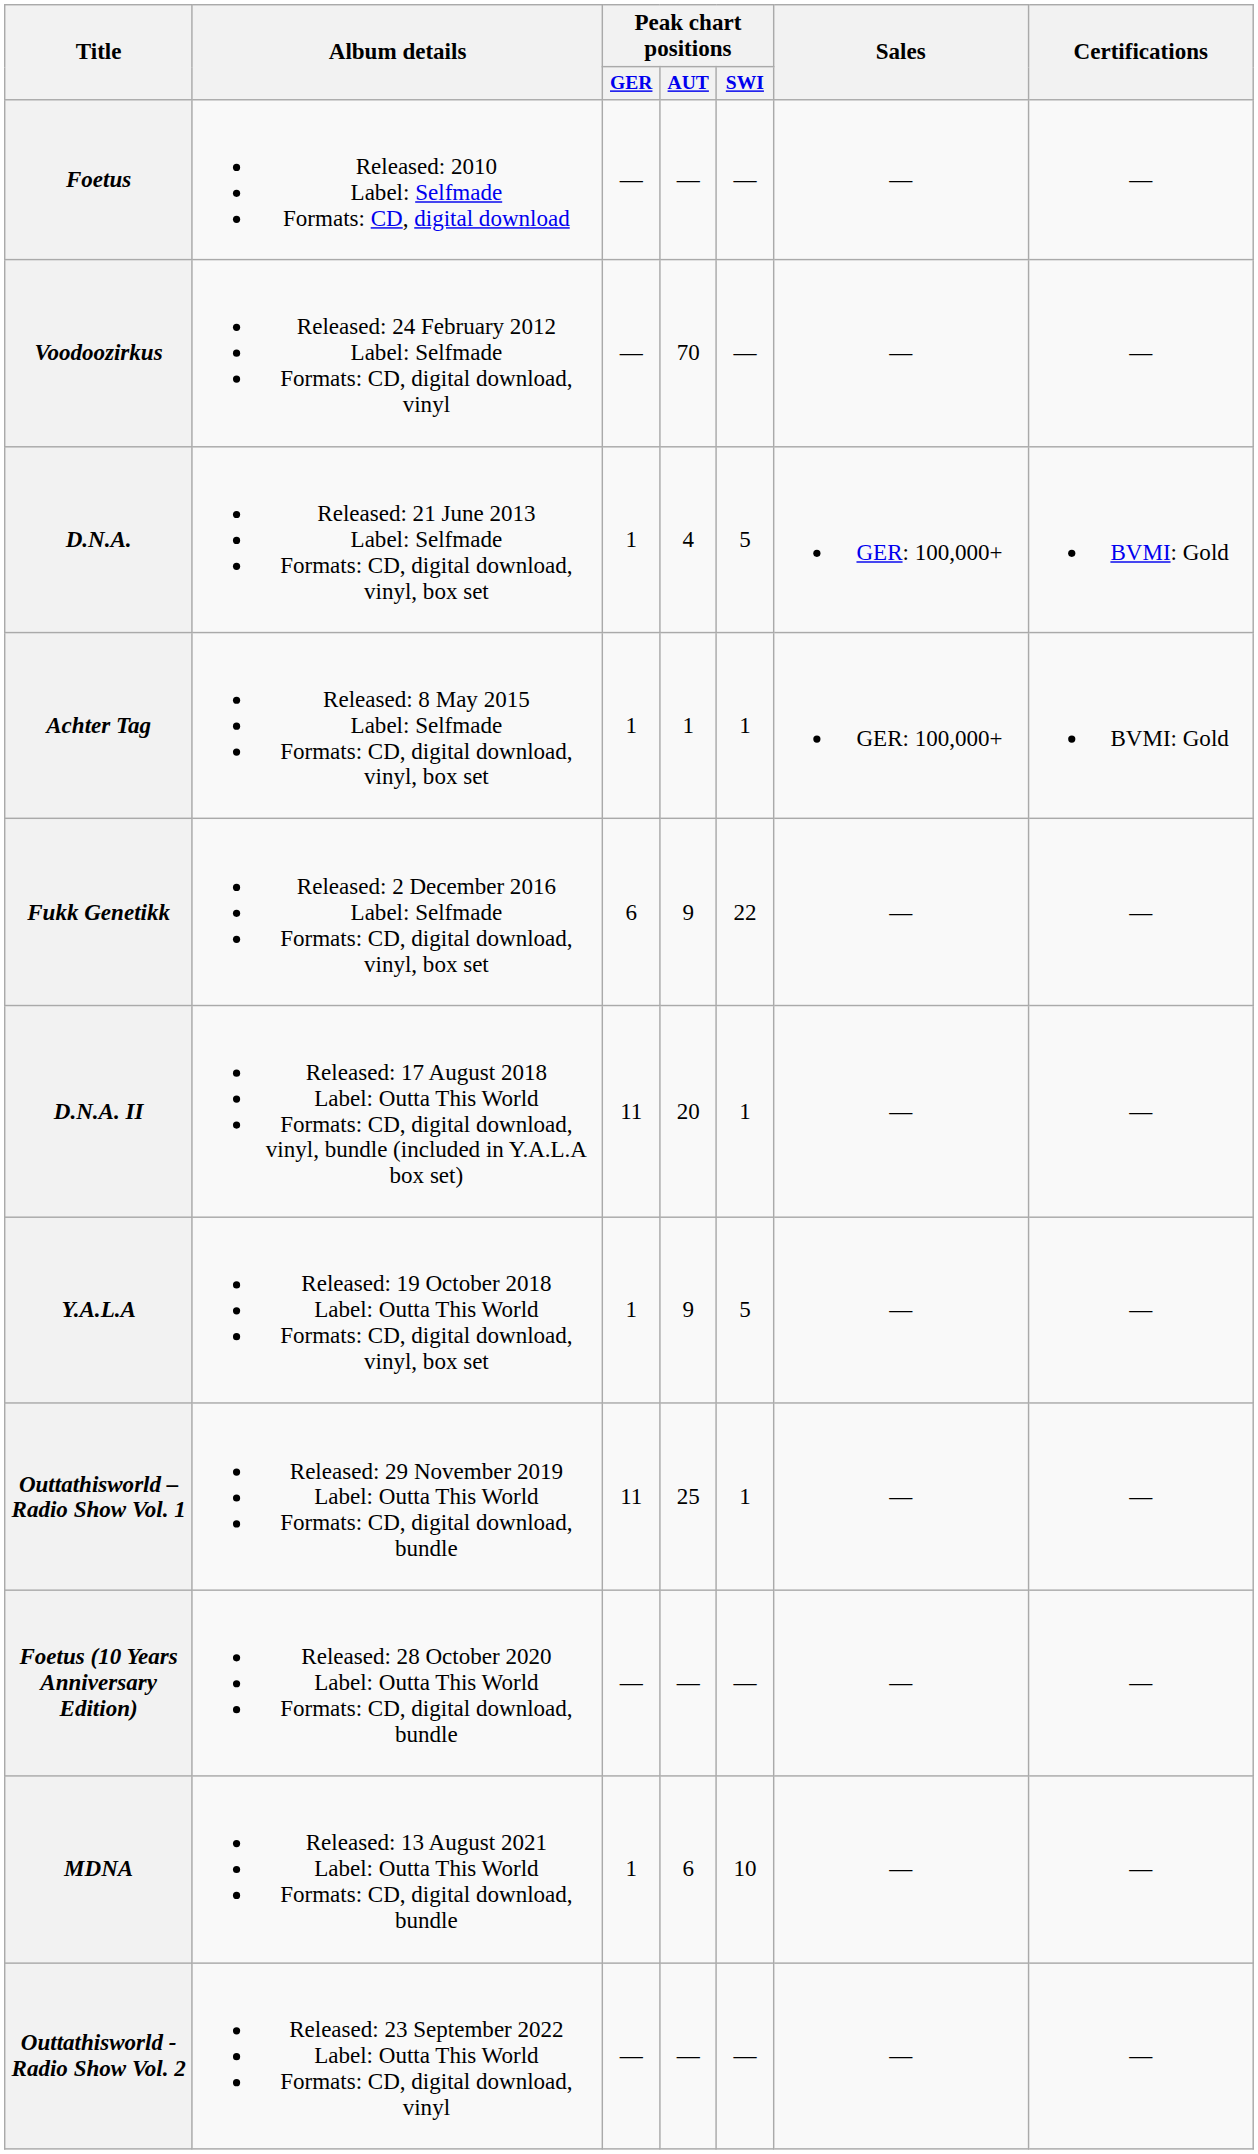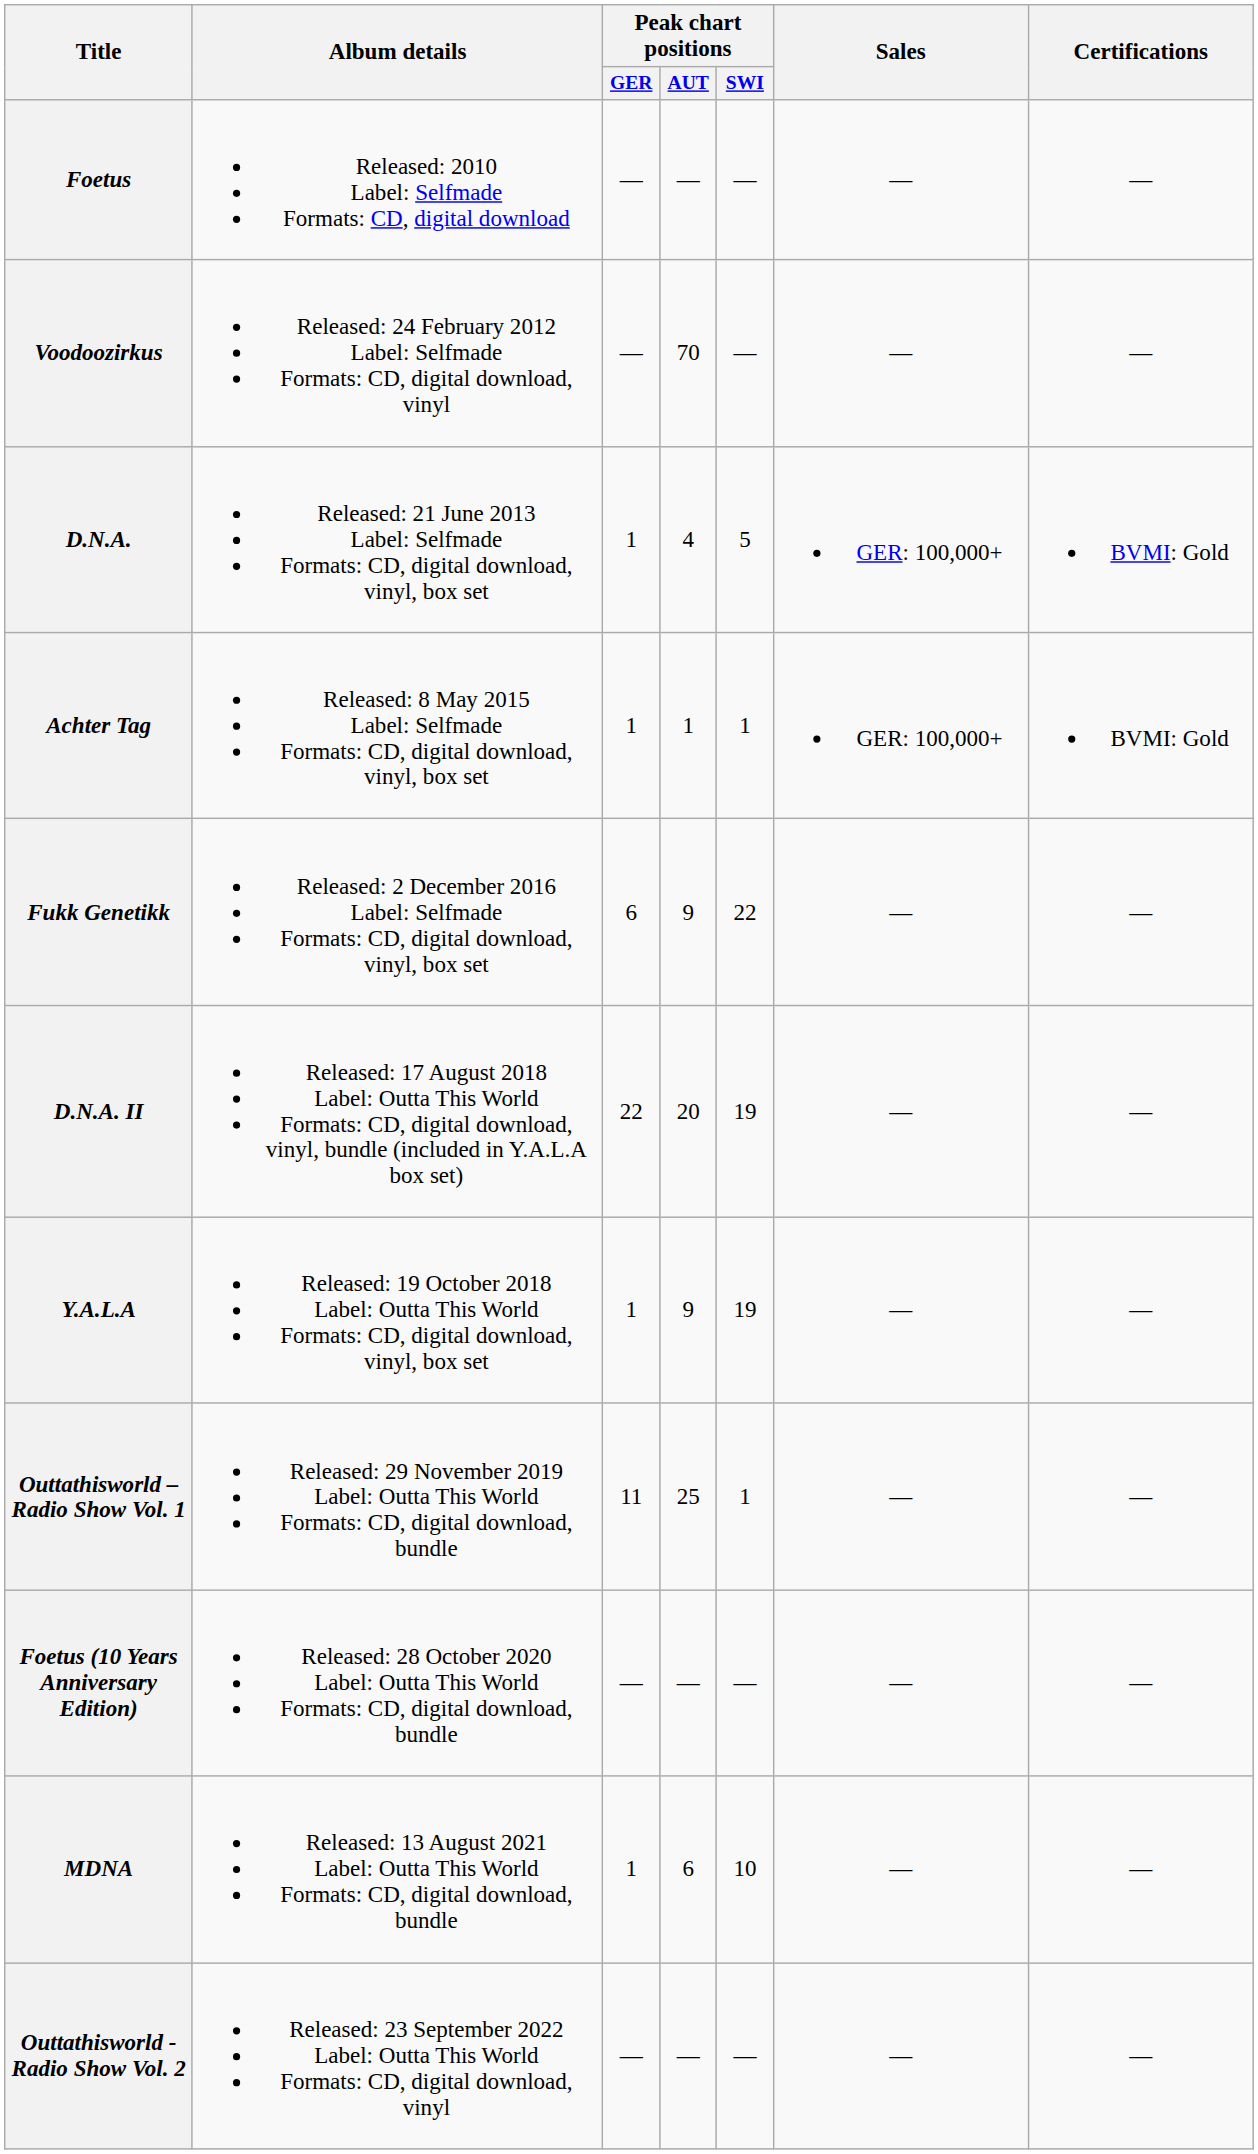(631, 1110) 11 -> (631, 1110) 22
(745, 1110) 1 -> (745, 1110) 19
(745, 1310) 5 -> (745, 1310) 19
